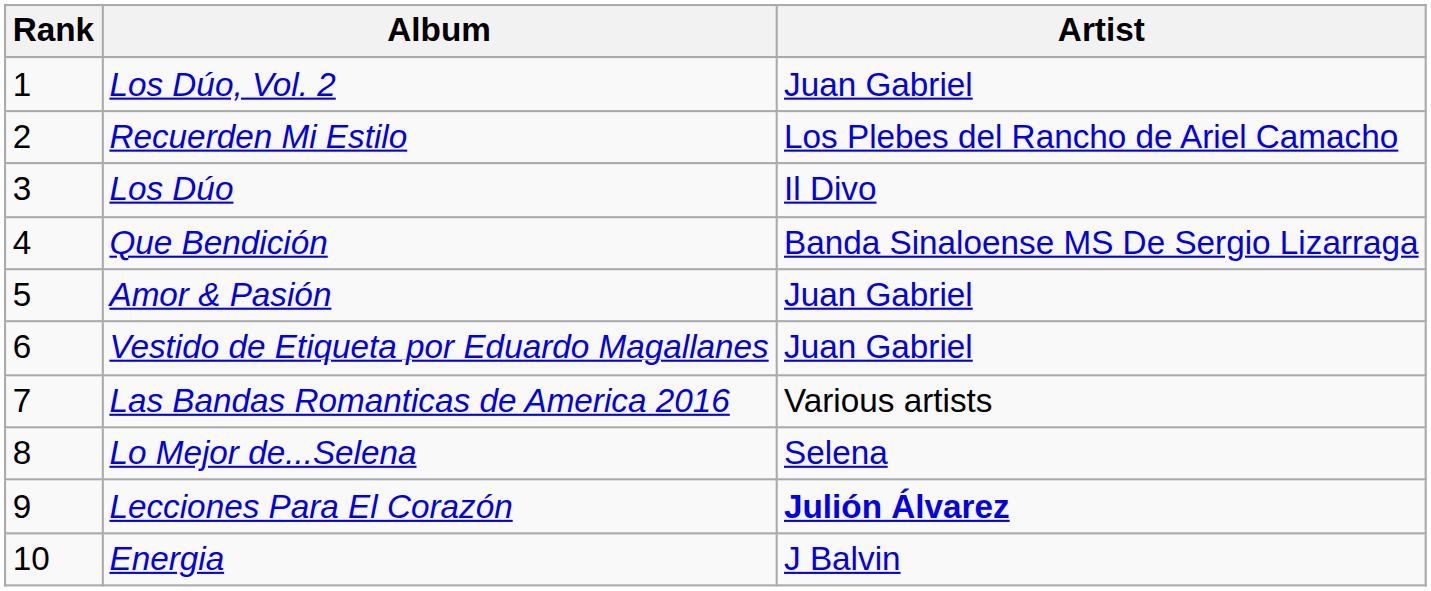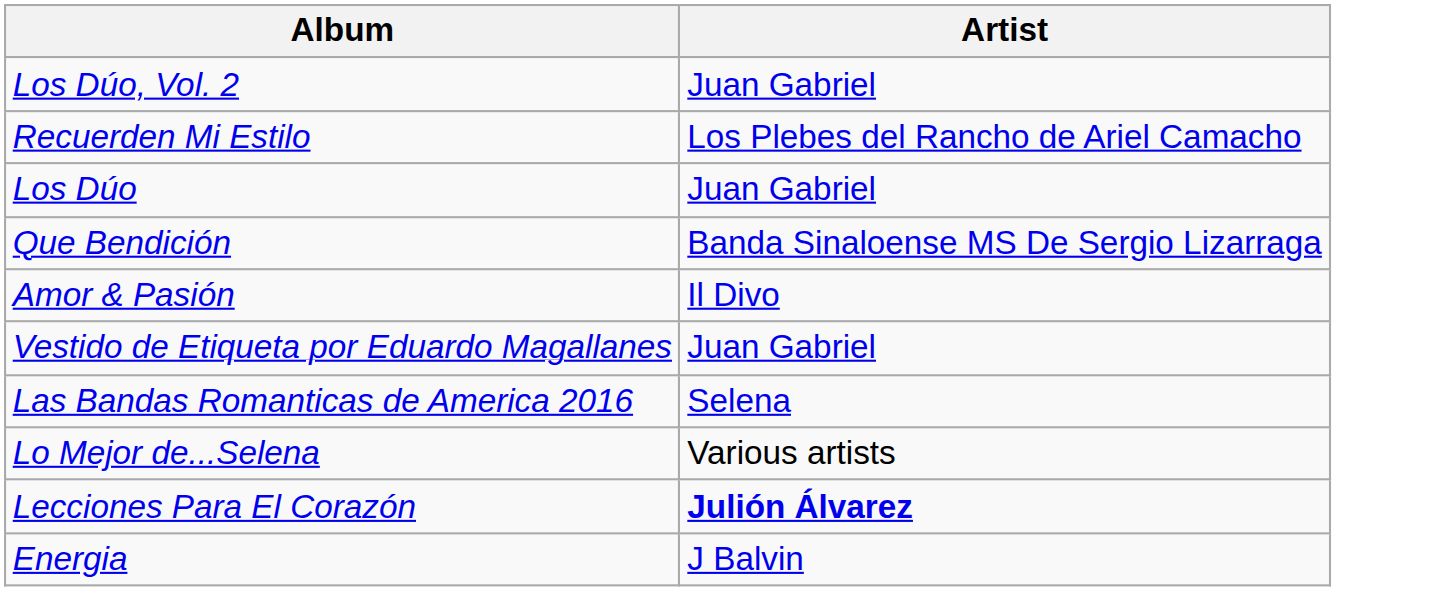- column: (53, 30)
(830, 189) Il Divo -> (782, 189) Juan Gabriel
(878, 294) Juan Gabriel -> (734, 294) Il Divo
(888, 400) Various artists -> (739, 400) Selena
(836, 453) Selena -> (792, 453) Various artists
